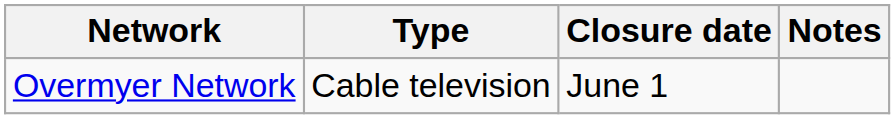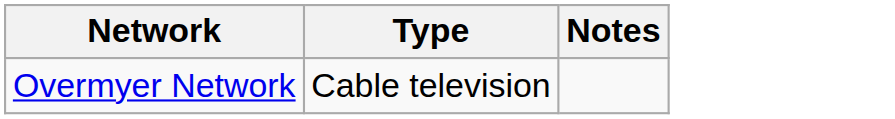- column: (669, 31)
